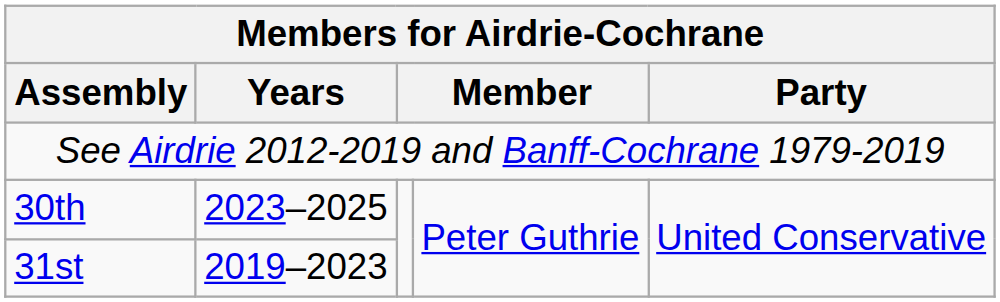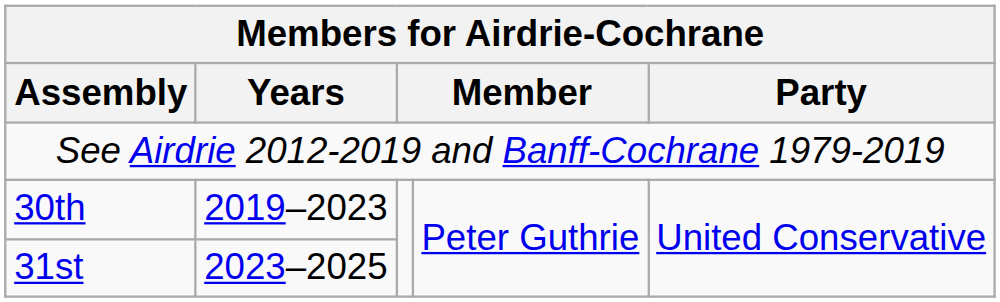(296, 208) 2023–2025 -> (296, 208) 2019–2023
(296, 266) 2019–2023 -> (296, 266) 2023–2025
